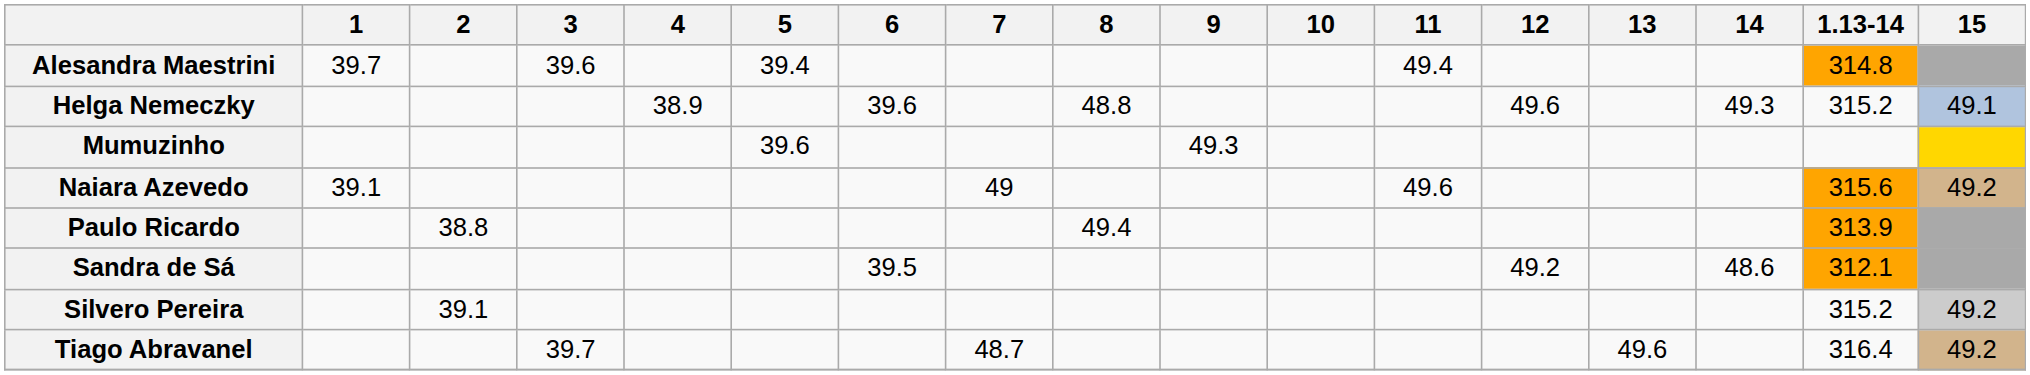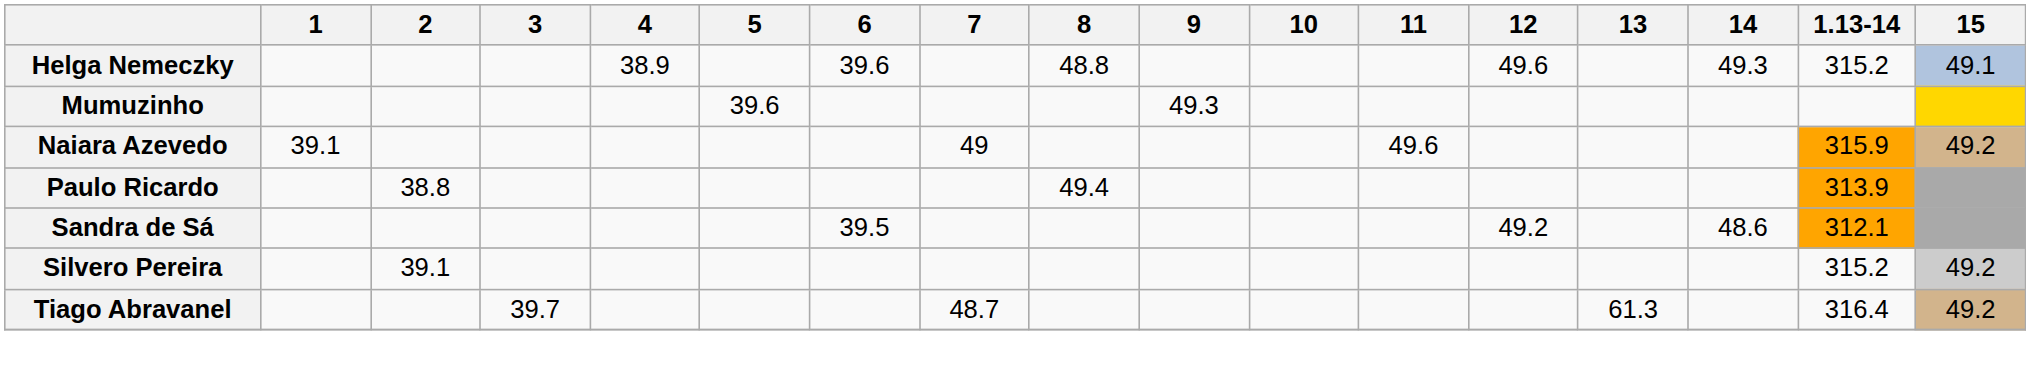- row: (154, 65)
(1861, 187) 315.6 -> (1857, 146) 315.9
(1642, 349) 49.6 -> (1633, 308) 61.3
